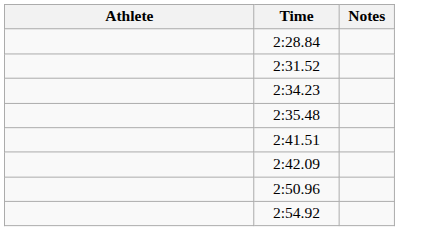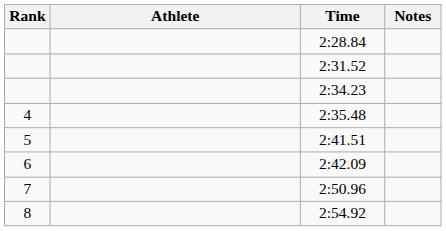+ column: (27, 16)
